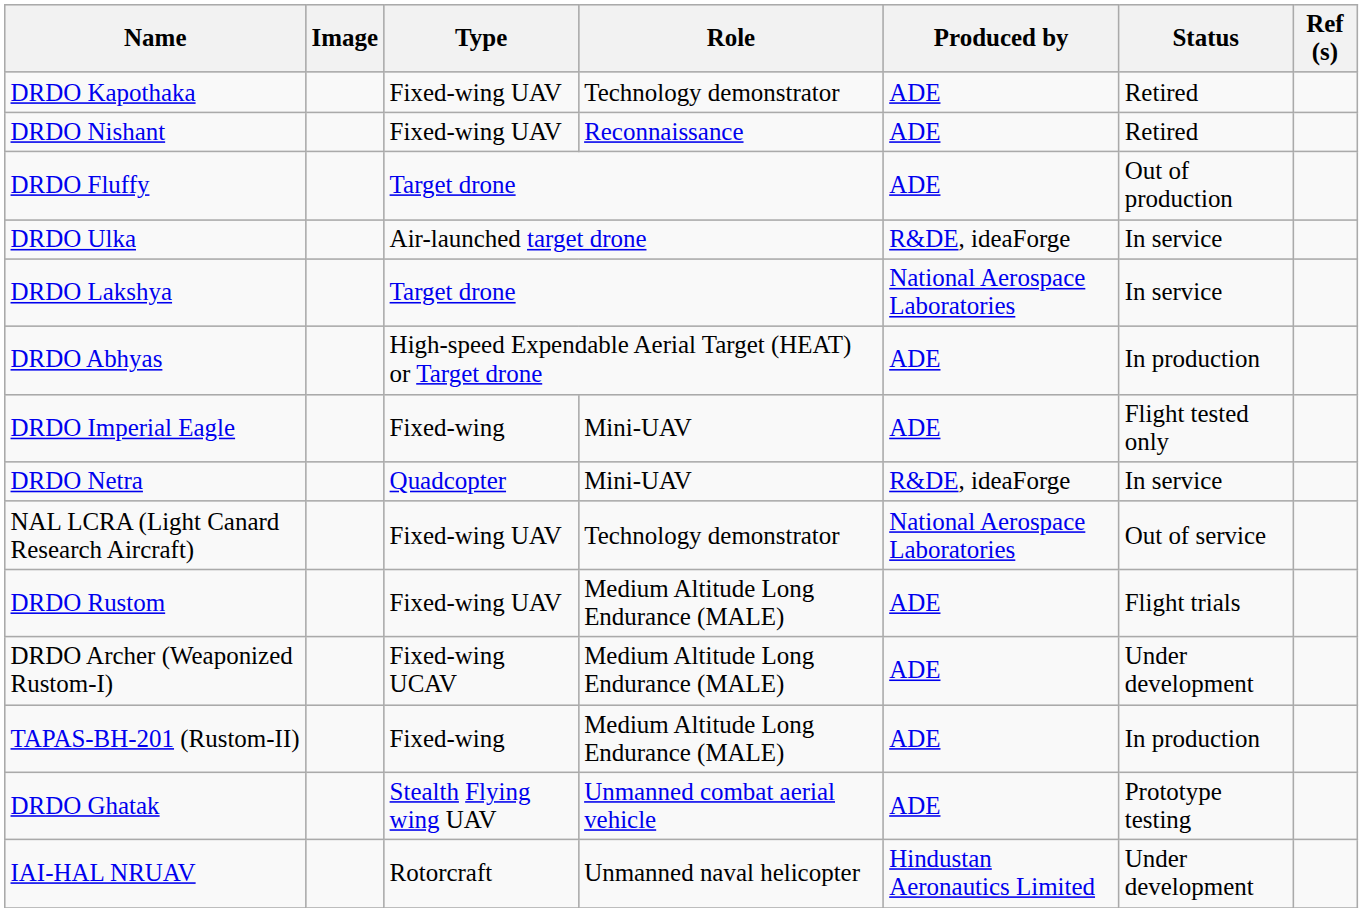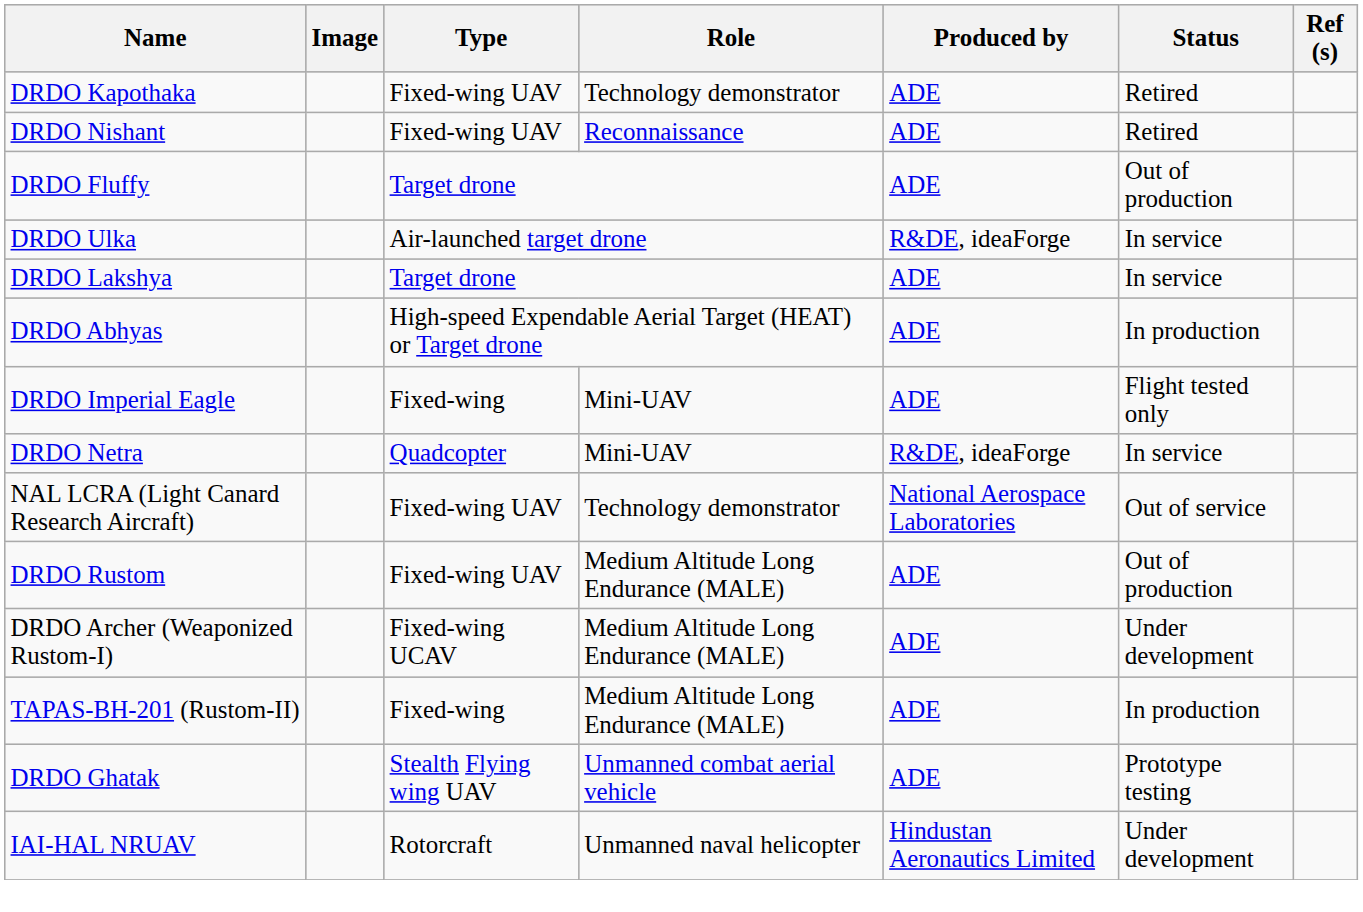(987, 292) National Aerospace Laboratories -> (915, 278) ADE
(1183, 602) Flight trials -> (1179, 574) Out of production
